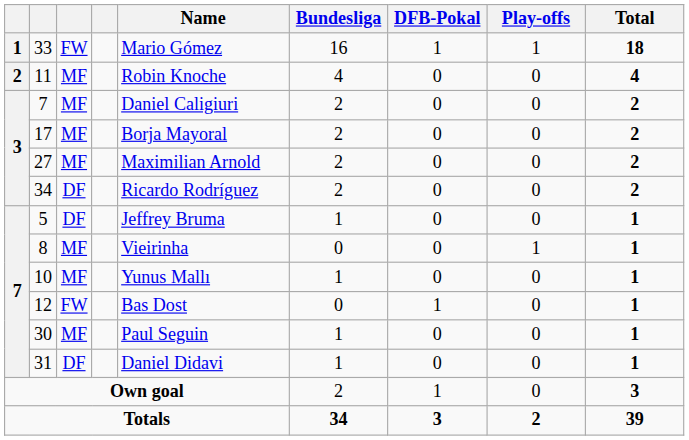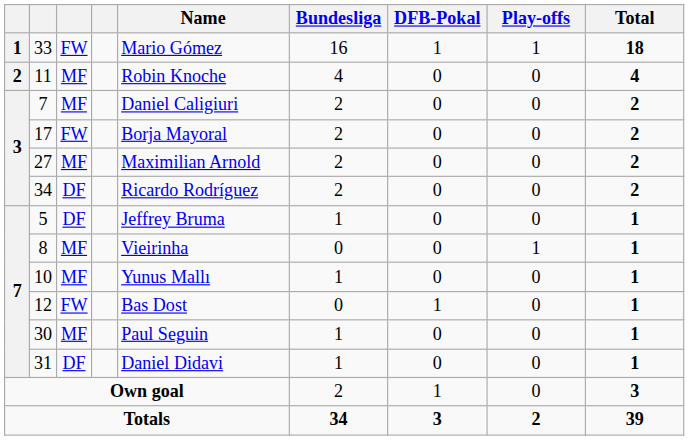(74, 133) MF -> (74, 133) FW
